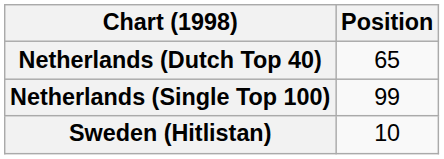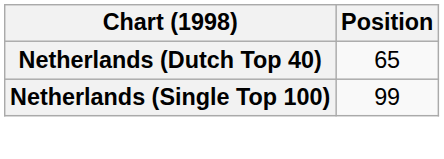- row: (170, 134)
